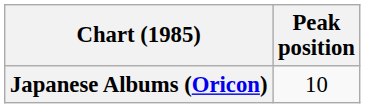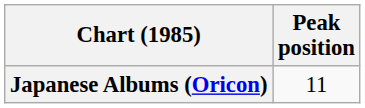(316, 84) 10 -> (316, 84) 11
